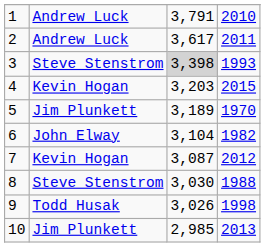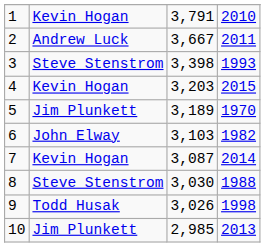(81, 16) Andrew Luck -> (81, 16) Kevin Hogan
(192, 40) 3,617 -> (192, 40) 3,667
(192, 64) lightgrey background -> (192, 64) no background
(192, 135) 3,104 -> (192, 135) 3,103
(239, 159) 2012 -> (239, 159) 2014
